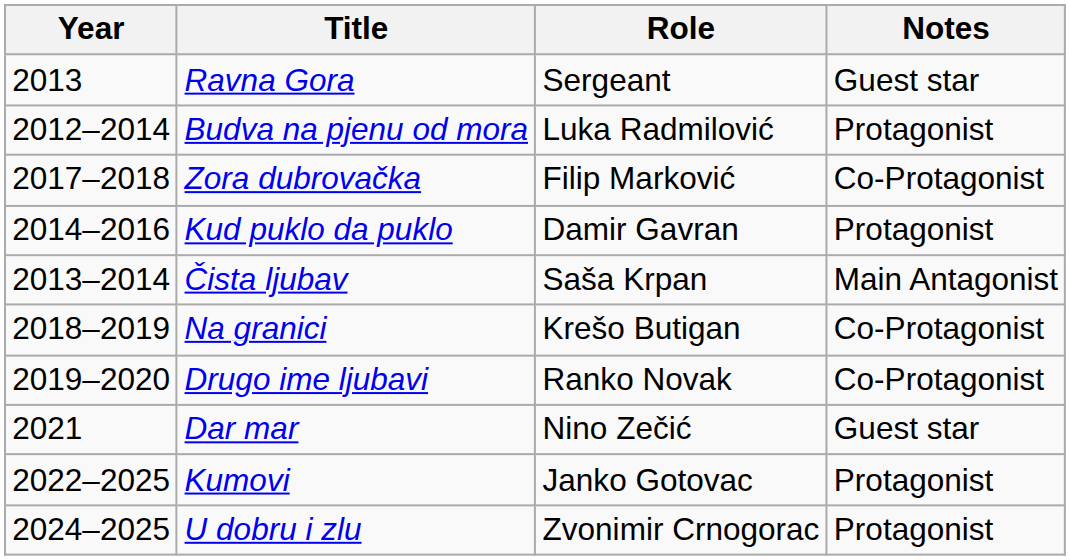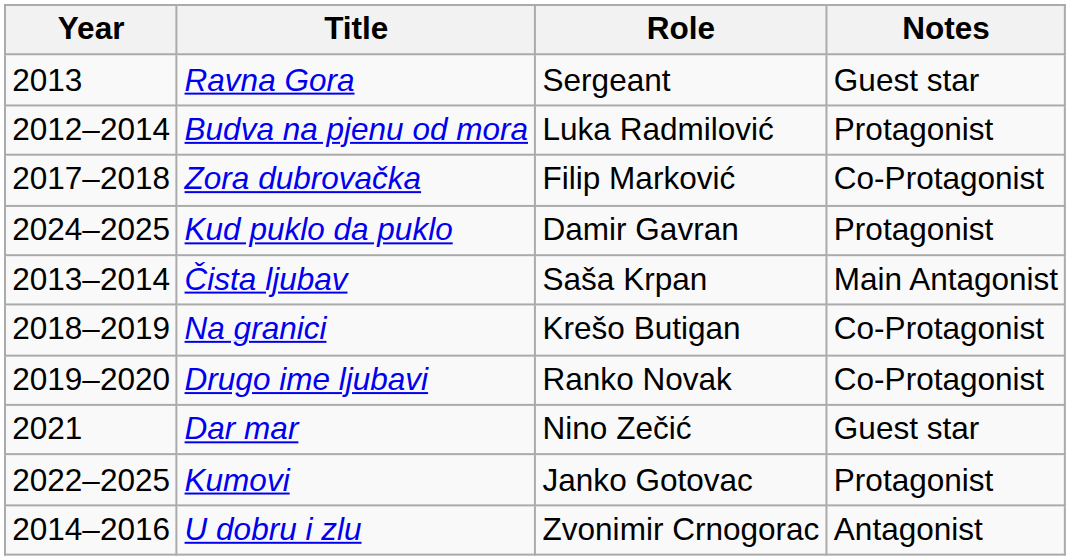(91, 229) 2014–2016 -> (91, 229) 2024–2025
(91, 529) 2024–2025 -> (91, 529) 2014–2016
(914, 529) Protagonist -> (908, 529) Antagonist
